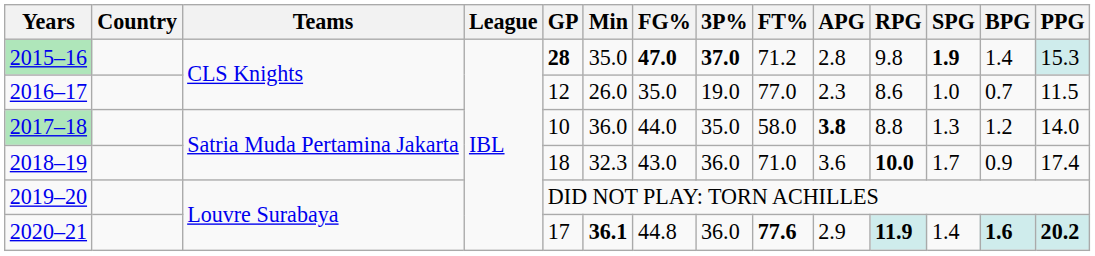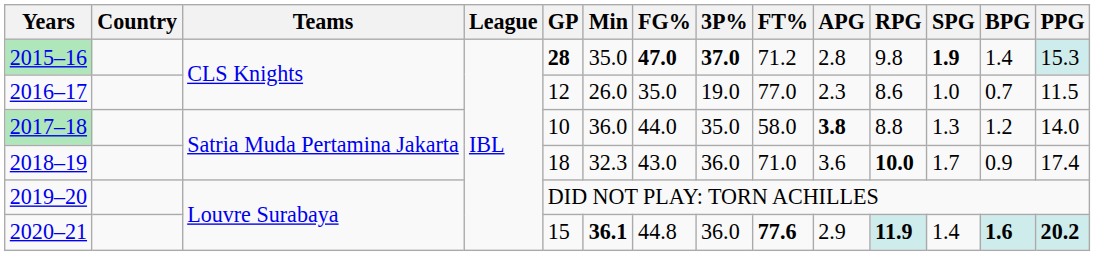(559, 232) 17 -> (559, 232) 15
